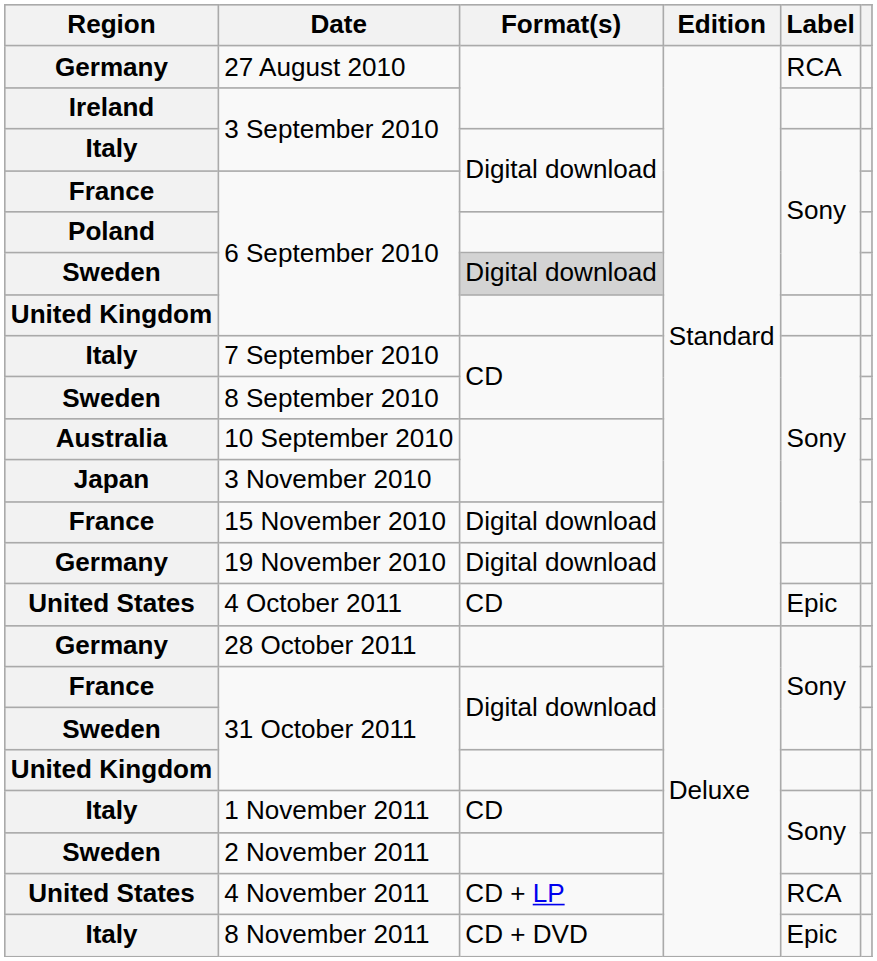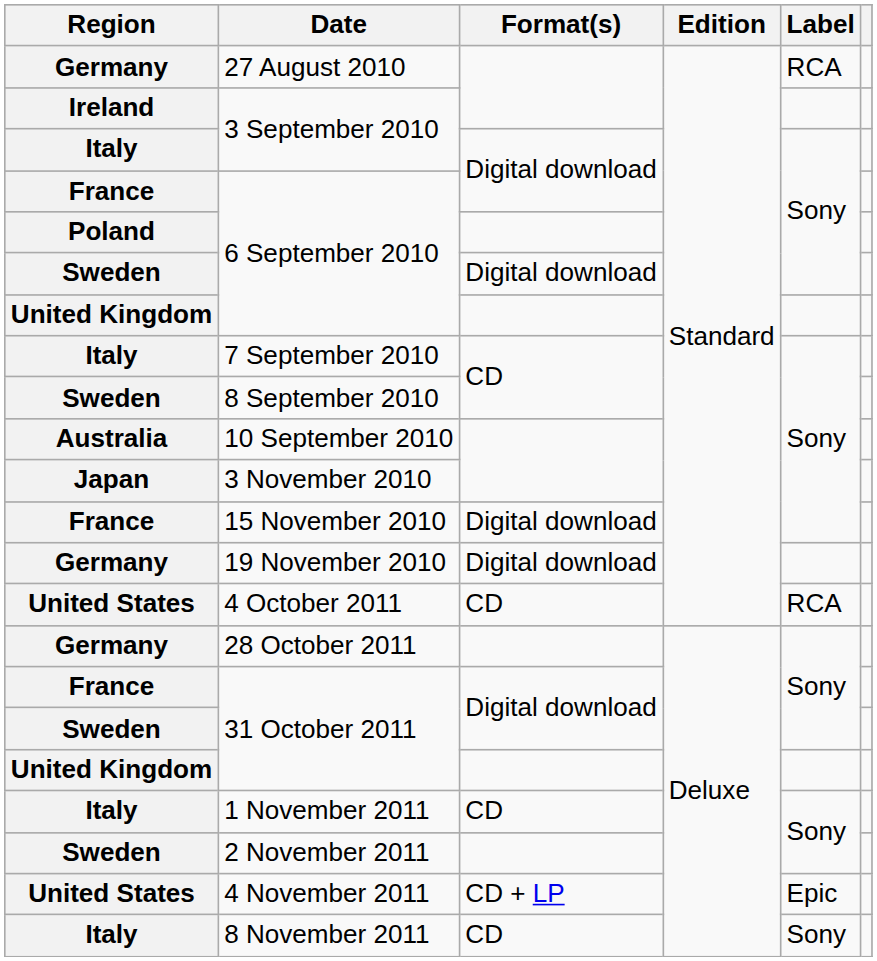(561, 273) lightgrey background -> (561, 273) no background
(812, 604) Epic -> (814, 604) RCA
(814, 893) RCA -> (812, 893) Epic
(527, 935) CD + DVD -> (484, 935) CD
(812, 935) Epic -> (816, 935) Sony
